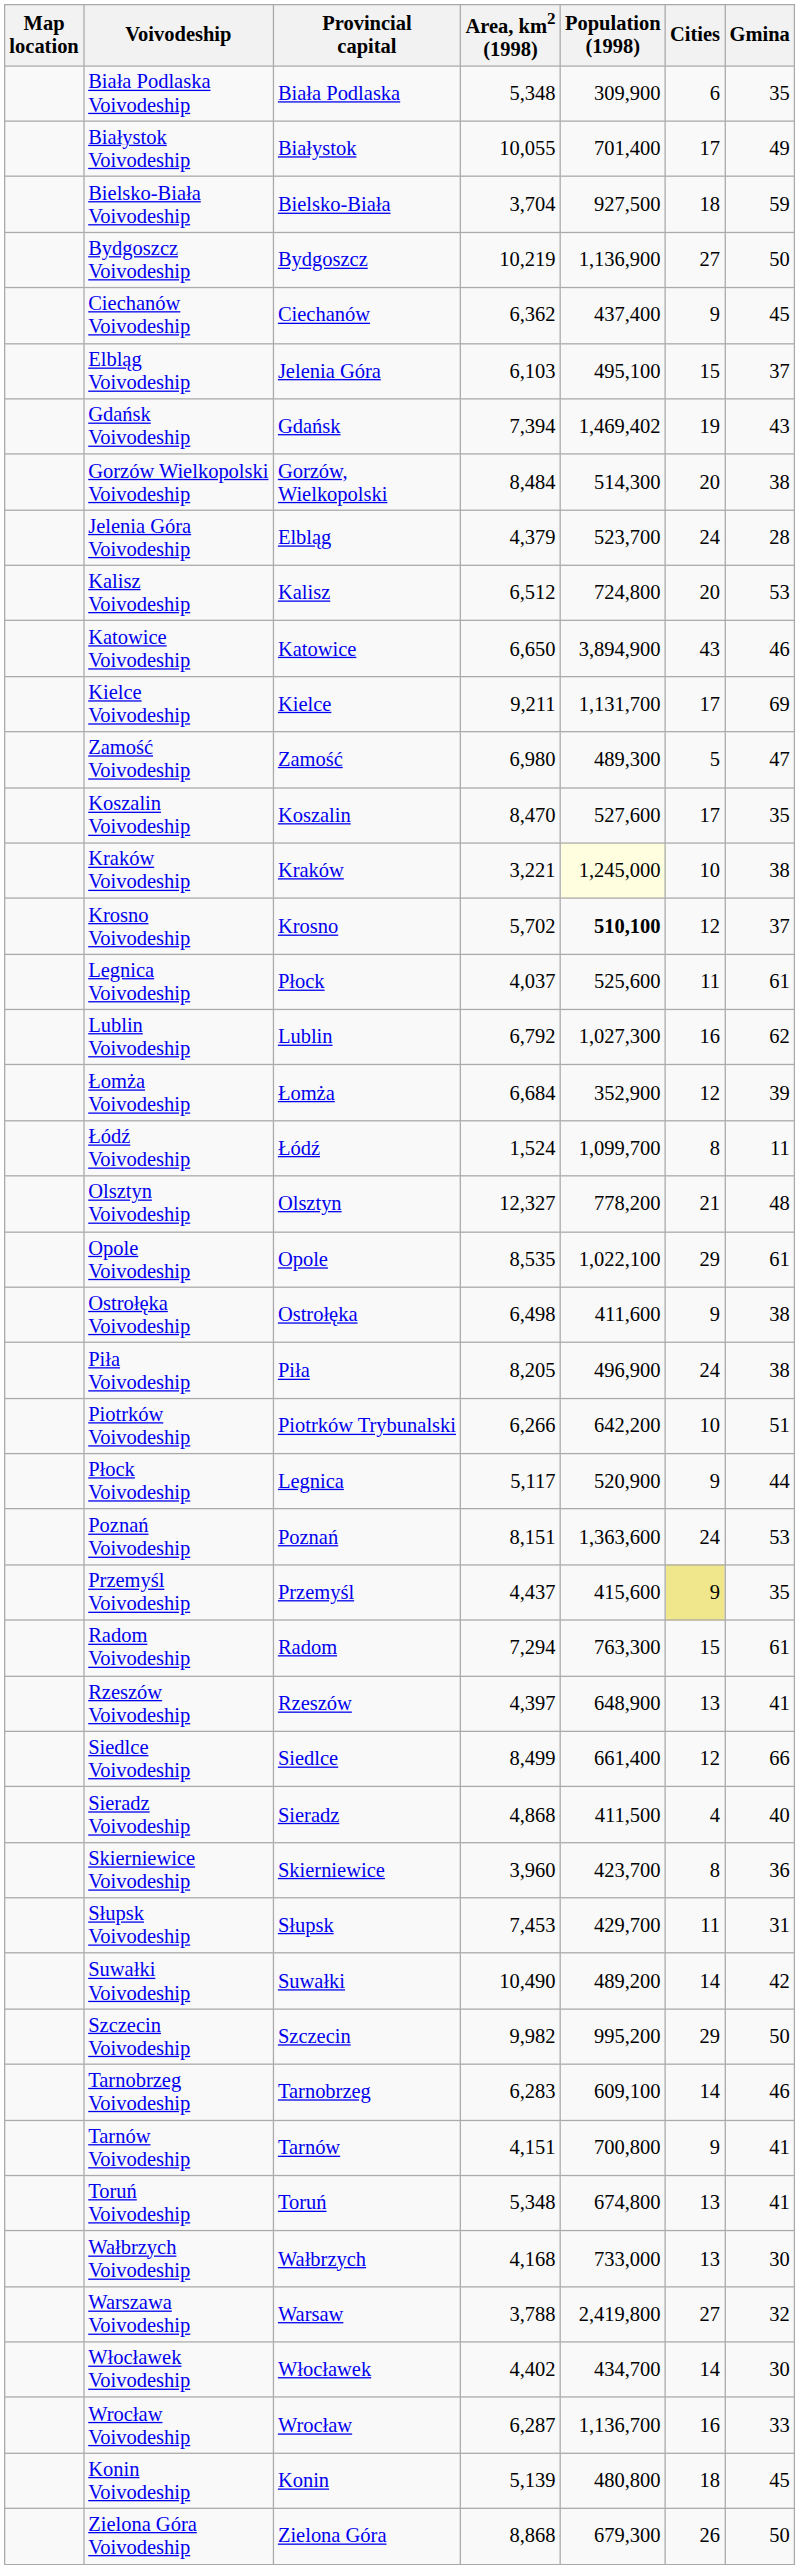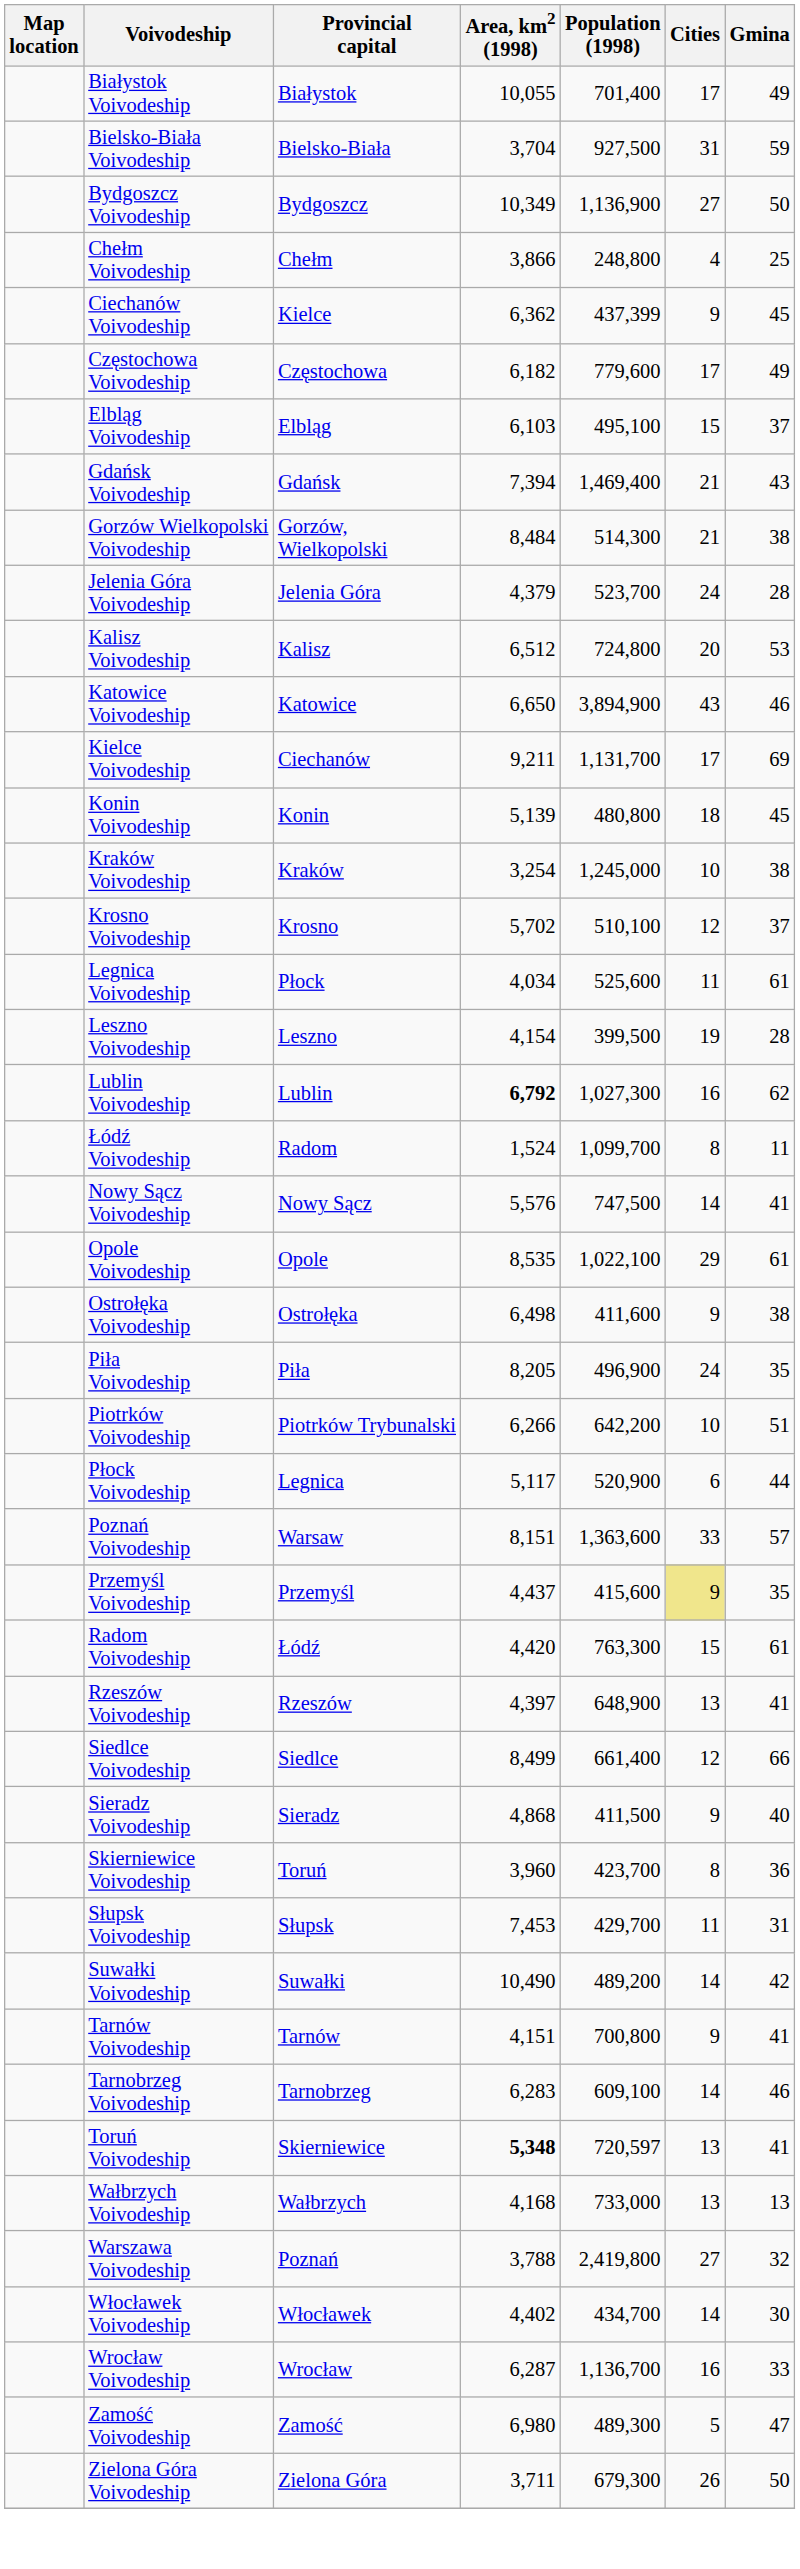- row: (149, 93)
(710, 204) 18 -> (710, 148) 31
(527, 259) 10,219 -> (527, 204) 10,349
+ row: (139, 259)
(324, 315) Ciechanów -> (305, 315) Kielce
(627, 315) 437,400 -> (627, 315) 437,399
+ row: (143, 370)
(329, 370) Jelenia Góra -> (305, 426) Elbląg
(620, 426) 1,469,402 -> (620, 481) 1,469,400
(710, 426) 19 -> (710, 481) 21
(710, 481) 20 -> (710, 537) 21
(305, 537) Elbląg -> (329, 592) Jelenia Góra
(305, 704) Kielce -> (324, 759) Ciechanów
rows swapped: (139, 2480) <-> (139, 759)
- row: (139, 815)
(532, 870) 3,221 -> (532, 870) 3,254
(620, 870) lightyellow background -> (620, 870) no background
(627, 926) bold -> (627, 926) normal
(532, 981) 4,037 -> (532, 981) 4,034
+ row: (139, 1037)
(532, 1037) normal -> (532, 1092) bold
- row: (139, 1092)
(299, 1148) Łódź -> (307, 1148) Radom
+ row: (139, 1203)
- row: (139, 1203)
(780, 1370) 38 -> (780, 1370) 35
(715, 1481) 9 -> (715, 1481) 6
(308, 1536) Poznań -> (311, 1536) Warsaw
(710, 1536) 24 -> (710, 1536) 33
(780, 1536) 53 -> (780, 1536) 57
(307, 1647) Radom -> (299, 1647) Łódź
(532, 1647) 7,294 -> (532, 1647) 4,420
(715, 1814) 4 -> (715, 1814) 9
(331, 1869) Skierniewice -> (302, 1869) Toruń
- row: (139, 2036)
rows swapped: (139, 2092) <-> (139, 2147)
(302, 2203) Toruń -> (331, 2147) Skierniewice
(532, 2203) normal -> (532, 2147) bold
(627, 2203) 674,800 -> (627, 2147) 720,597
(780, 2258) 30 -> (780, 2203) 13
(311, 2314) Warsaw -> (308, 2258) Poznań
(532, 2536) 8,868 -> (533, 2480) 3,711
